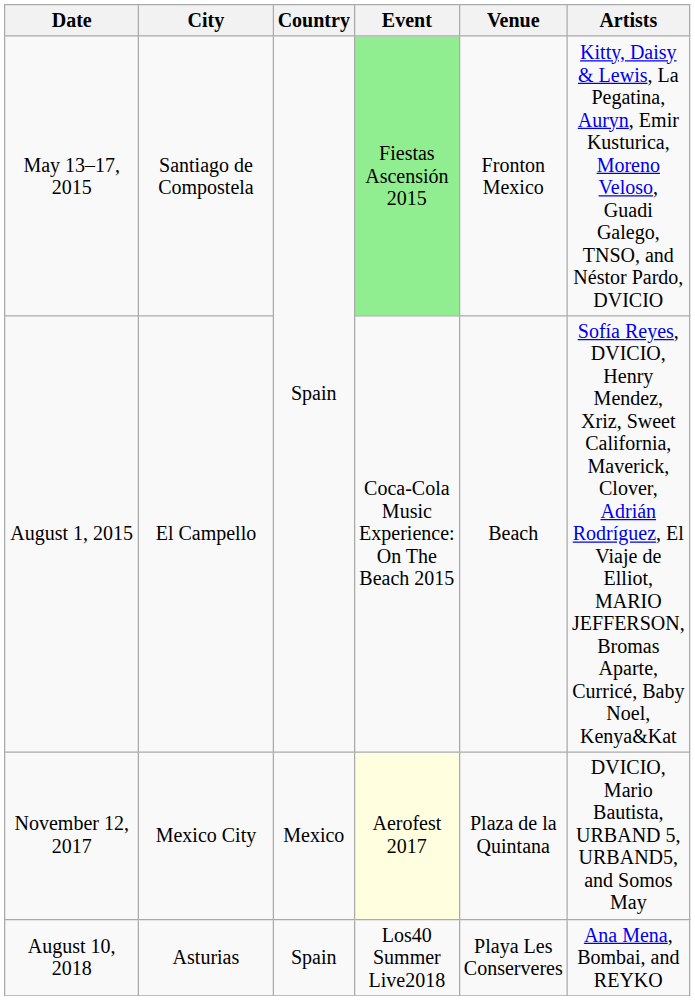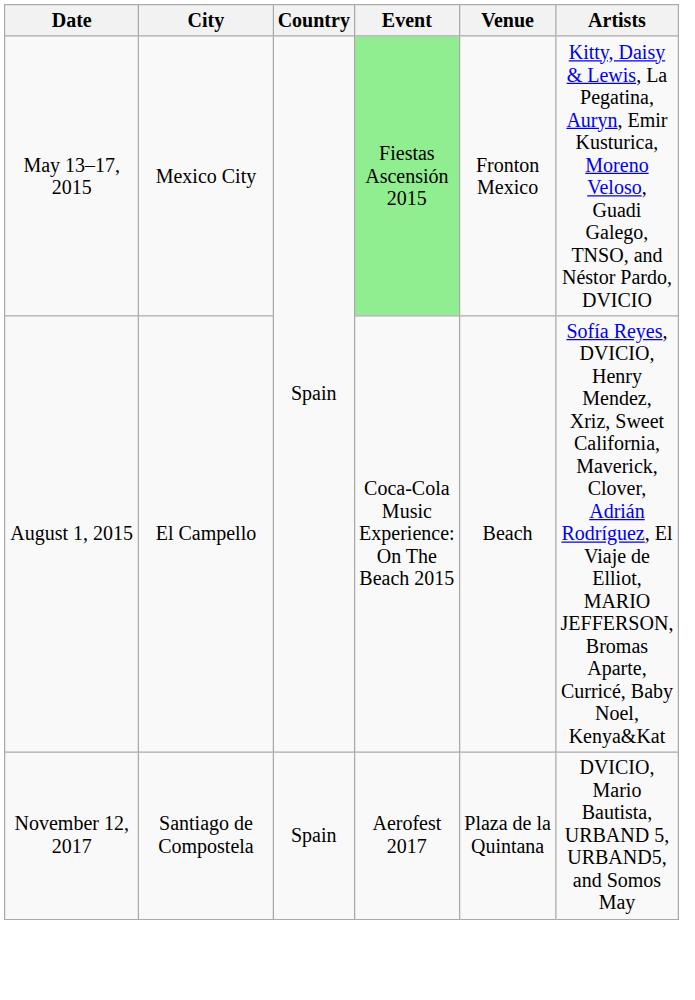(206, 175) Santiago de Compostela -> (206, 175) Mexico City
(206, 835) Mexico City -> (206, 835) Santiago de Compostela
(314, 835) Mexico -> (314, 835) Spain
(407, 835) lightyellow background -> (407, 835) no background
- row: (72, 957)
